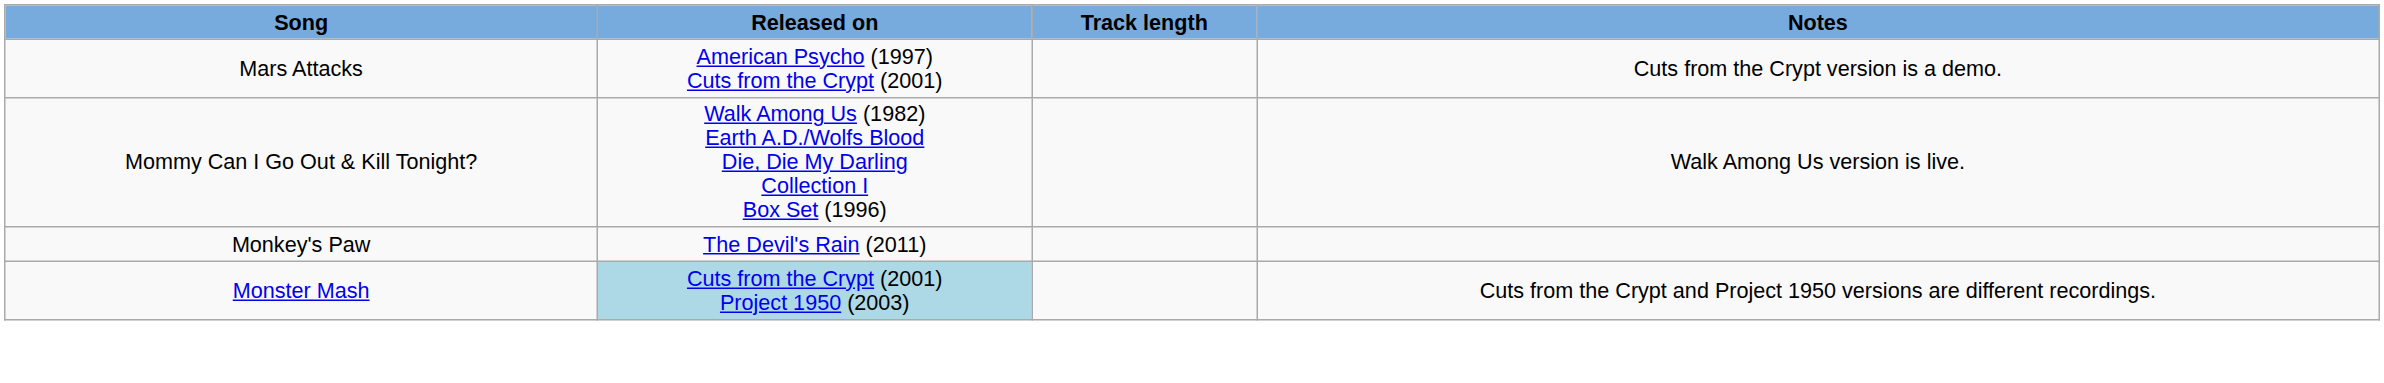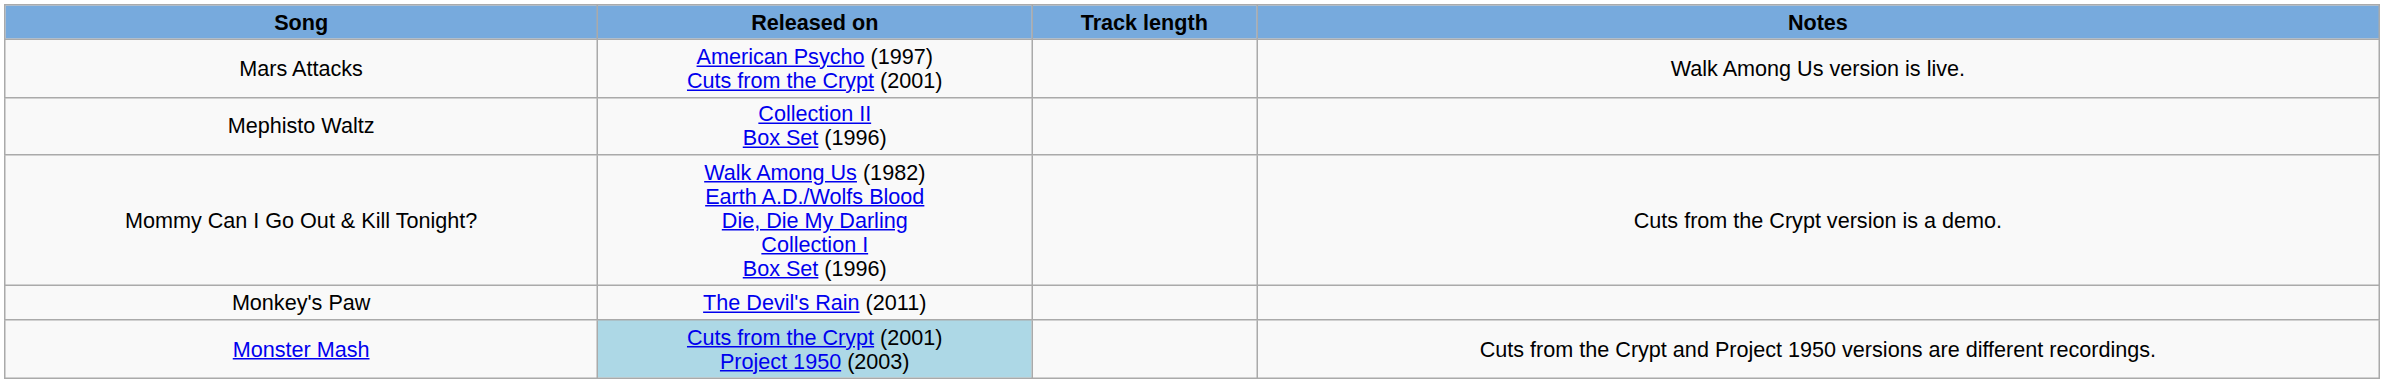(1818, 68) Cuts from the Crypt version is a demo. -> (1818, 68) Walk Among Us version is live.
+ row: (301, 126)
(1818, 162) Walk Among Us version is live. -> (1818, 220) Cuts from the Crypt version is a demo.
